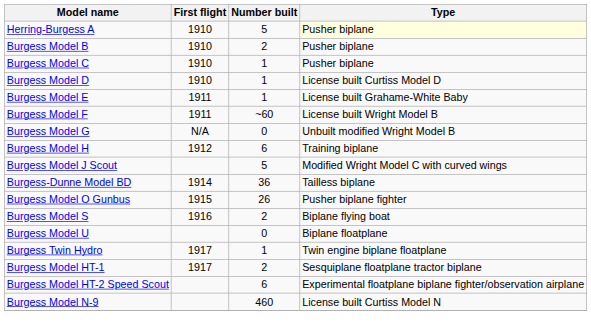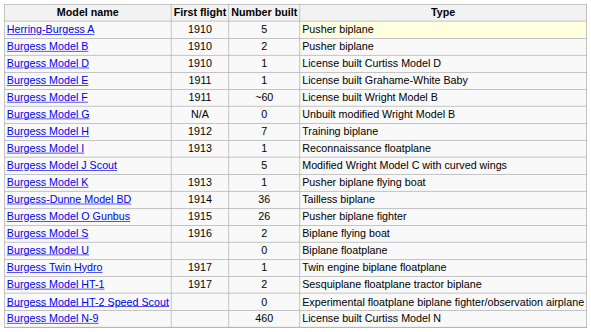- row: (48, 64)
(264, 149) 6 -> (264, 132) 7
+ row: (46, 149)
+ row: (48, 183)
(264, 285) 6 -> (264, 302) 0
